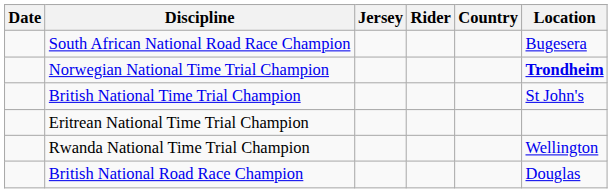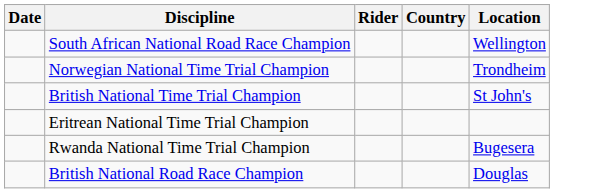- column: (380, 17)
(556, 43) Bugesera -> (509, 43) Wellington
(565, 69) bold -> (509, 69) normal
(562, 148) Wellington -> (504, 148) Bugesera
